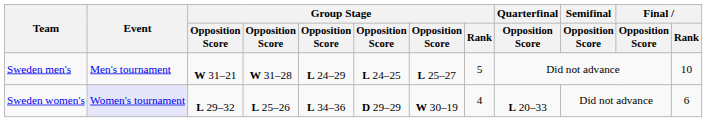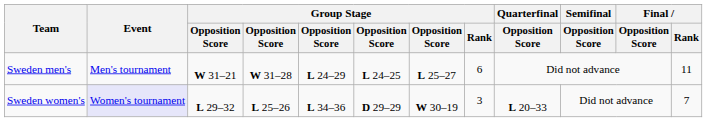(479, 69) 5 -> (479, 69) 6
(686, 69) 10 -> (686, 69) 11
(479, 101) 4 -> (479, 101) 3
(686, 101) 6 -> (686, 101) 7
